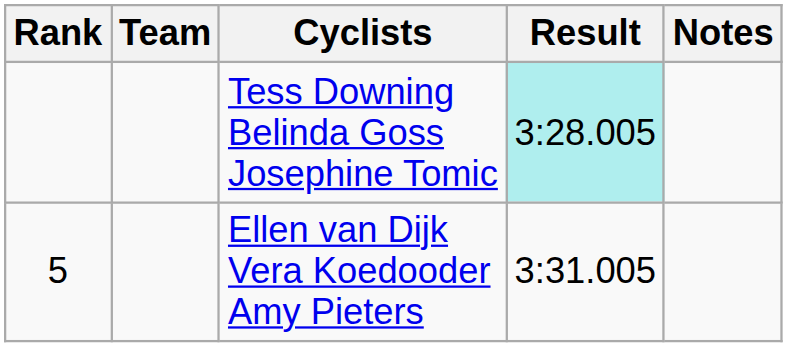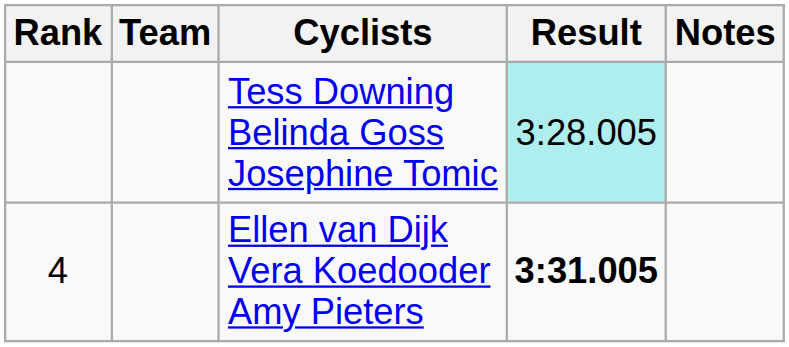(58, 271) 5 -> (58, 271) 4
(585, 271) normal -> (586, 271) bold
